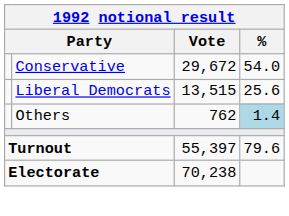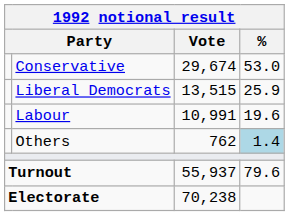(209, 67) 29,672 -> (209, 67) 29,674
(262, 67) 54.0 -> (262, 67) 53.0
(262, 91) 25.6 -> (262, 91) 25.9
+ row: (43, 116)
(209, 148) 55,397 -> (209, 173) 55,937
